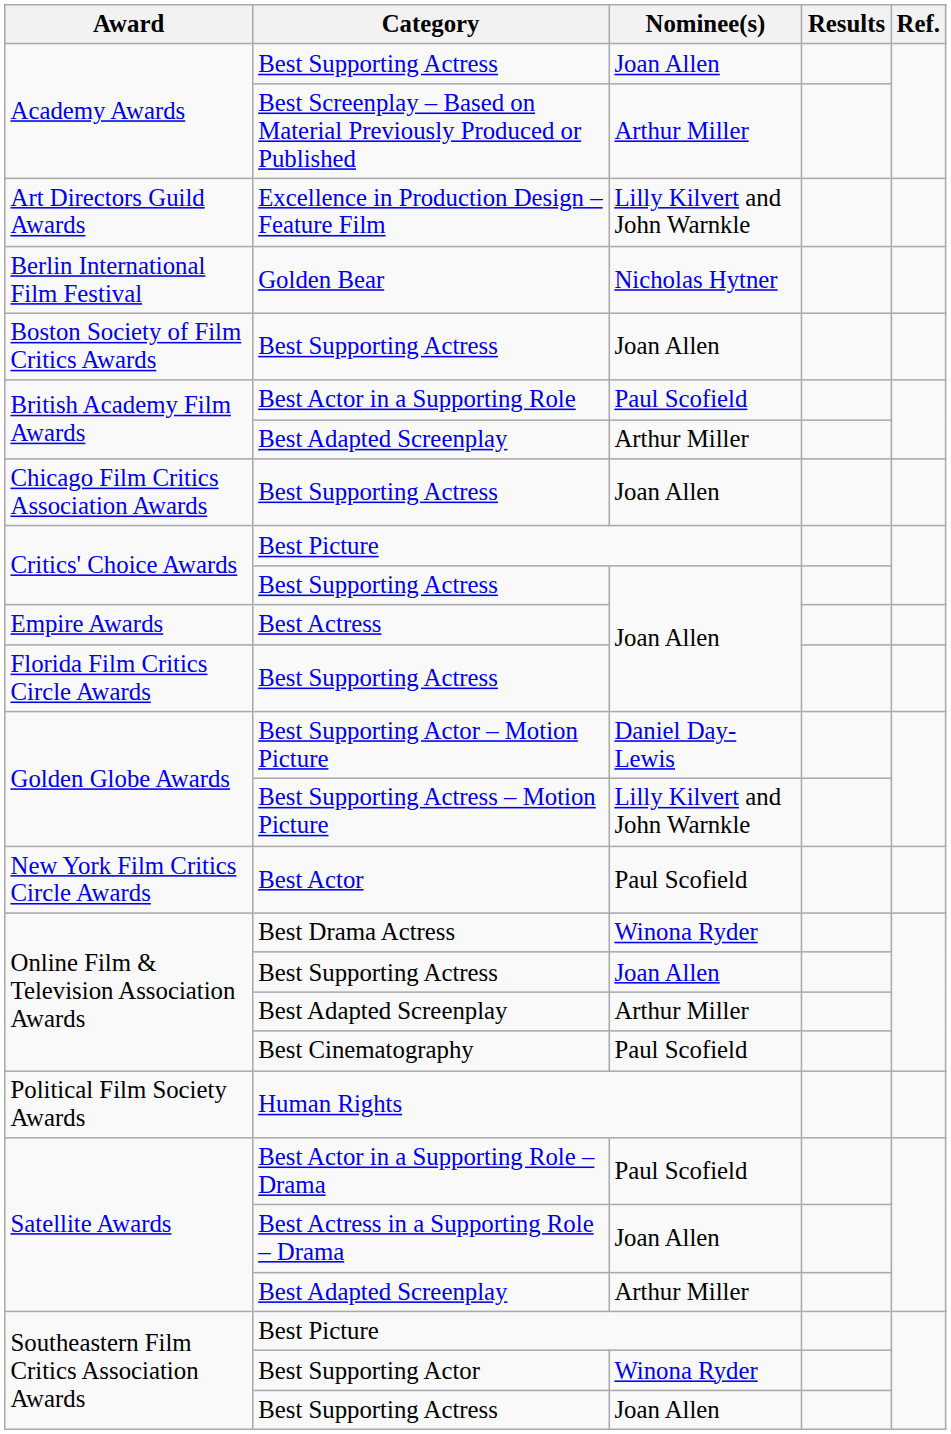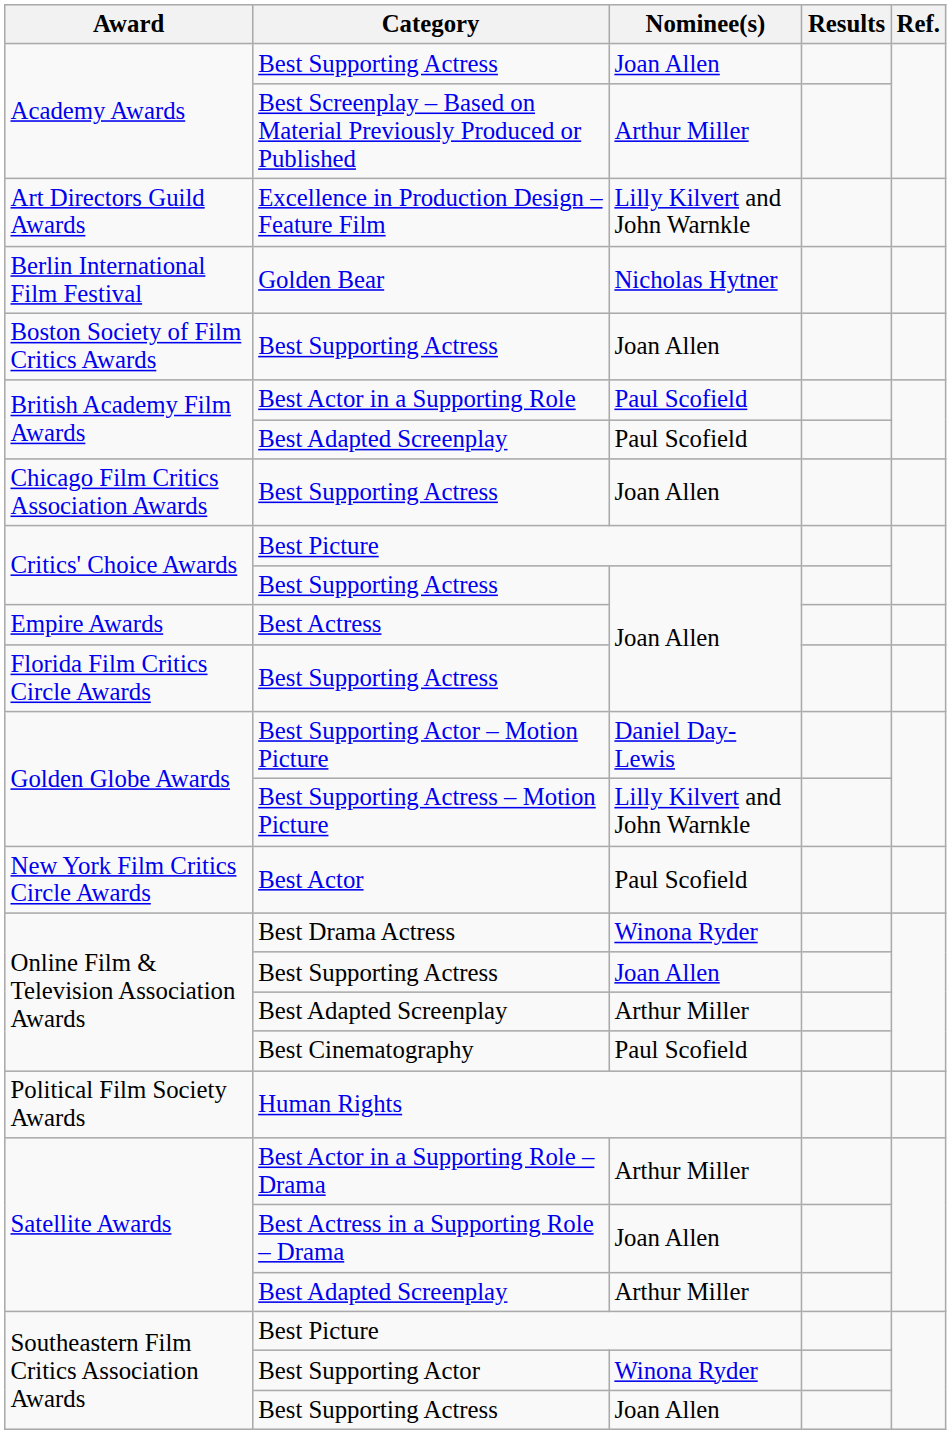(682, 438) Arthur Miller -> (681, 438) Paul Scofield
(681, 1170) Paul Scofield -> (682, 1170) Arthur Miller
